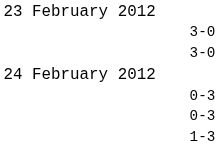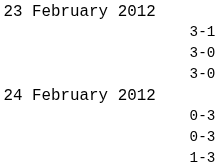+ row: (80, 33)
